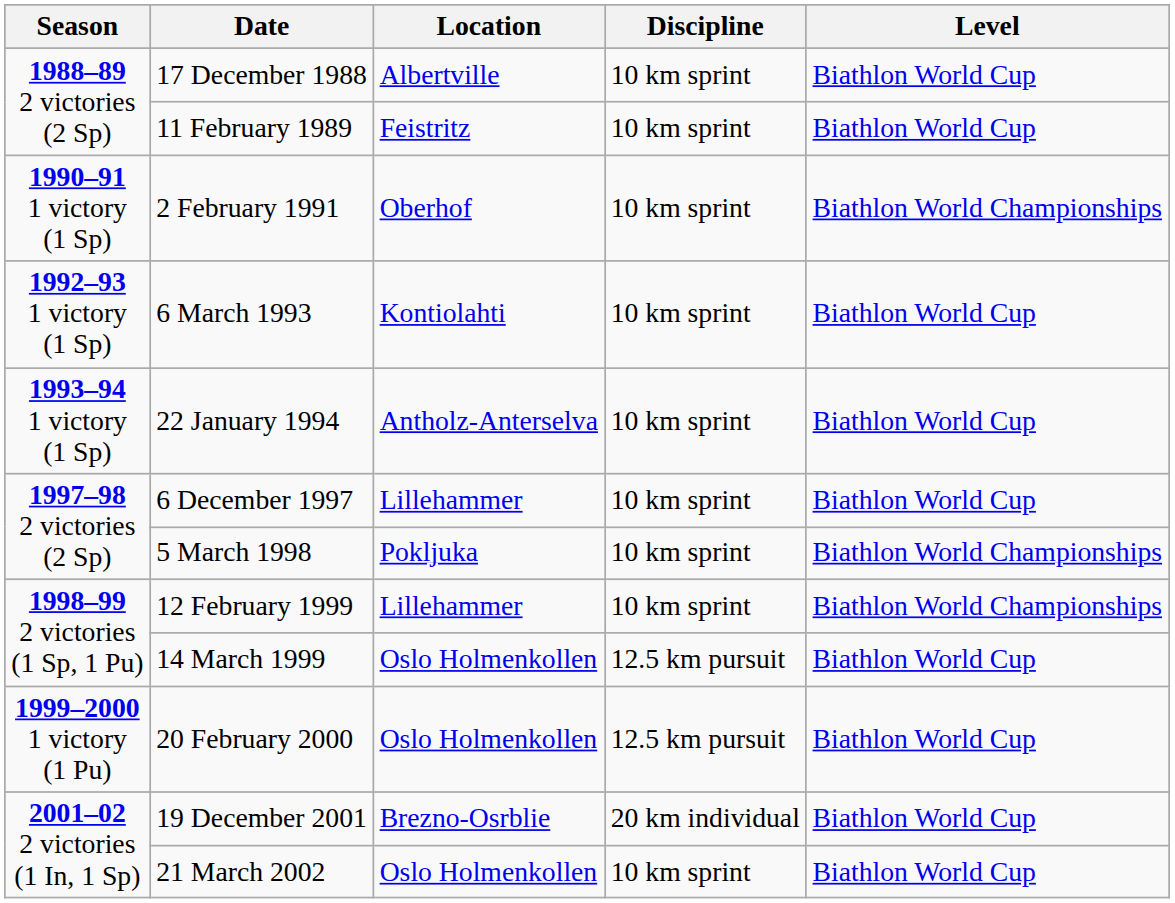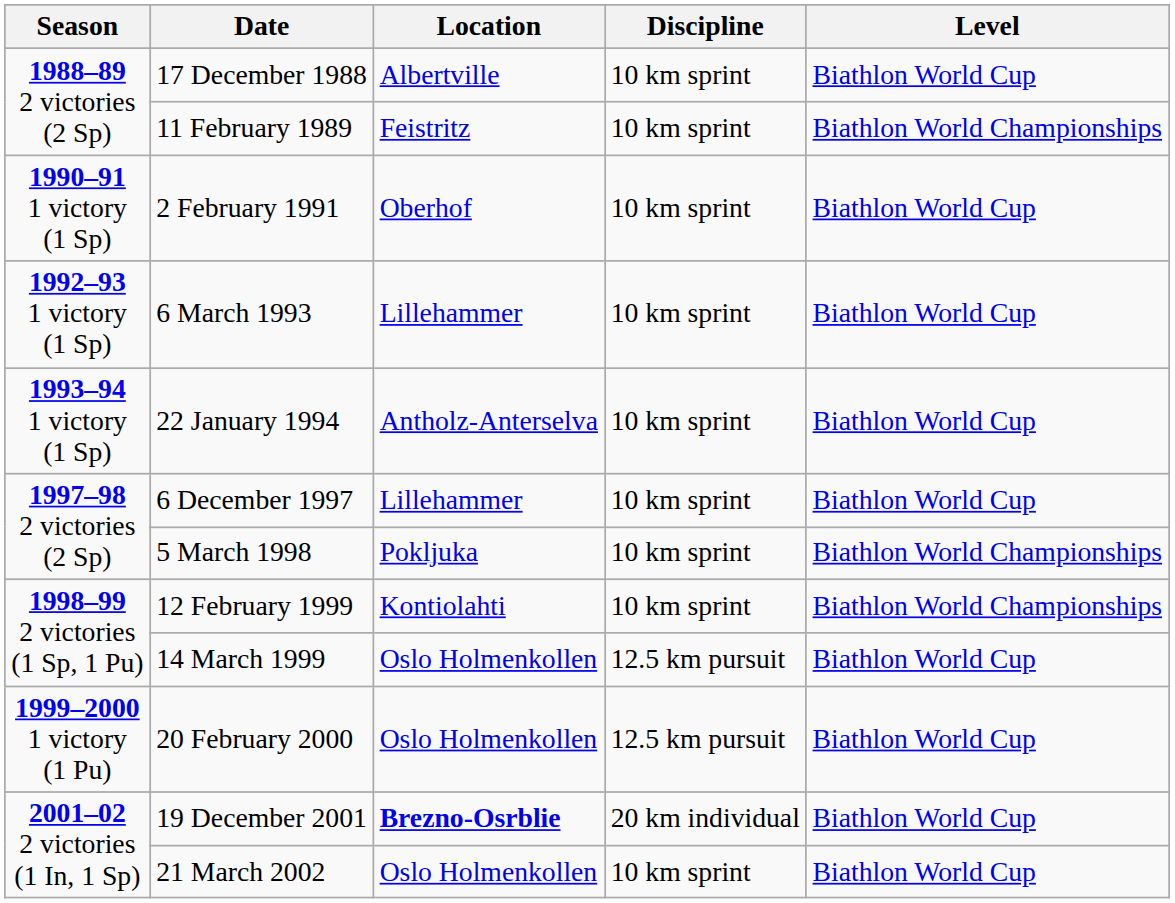(924, 128) Biathlon World Cup -> (987, 128) Biathlon World Championships
(987, 207) Biathlon World Championships -> (924, 207) Biathlon World Cup
(443, 313) Kontiolahti -> (451, 313) Lillehammer
(451, 605) Lillehammer -> (443, 605) Kontiolahti
(465, 818) normal -> (470, 818) bold
